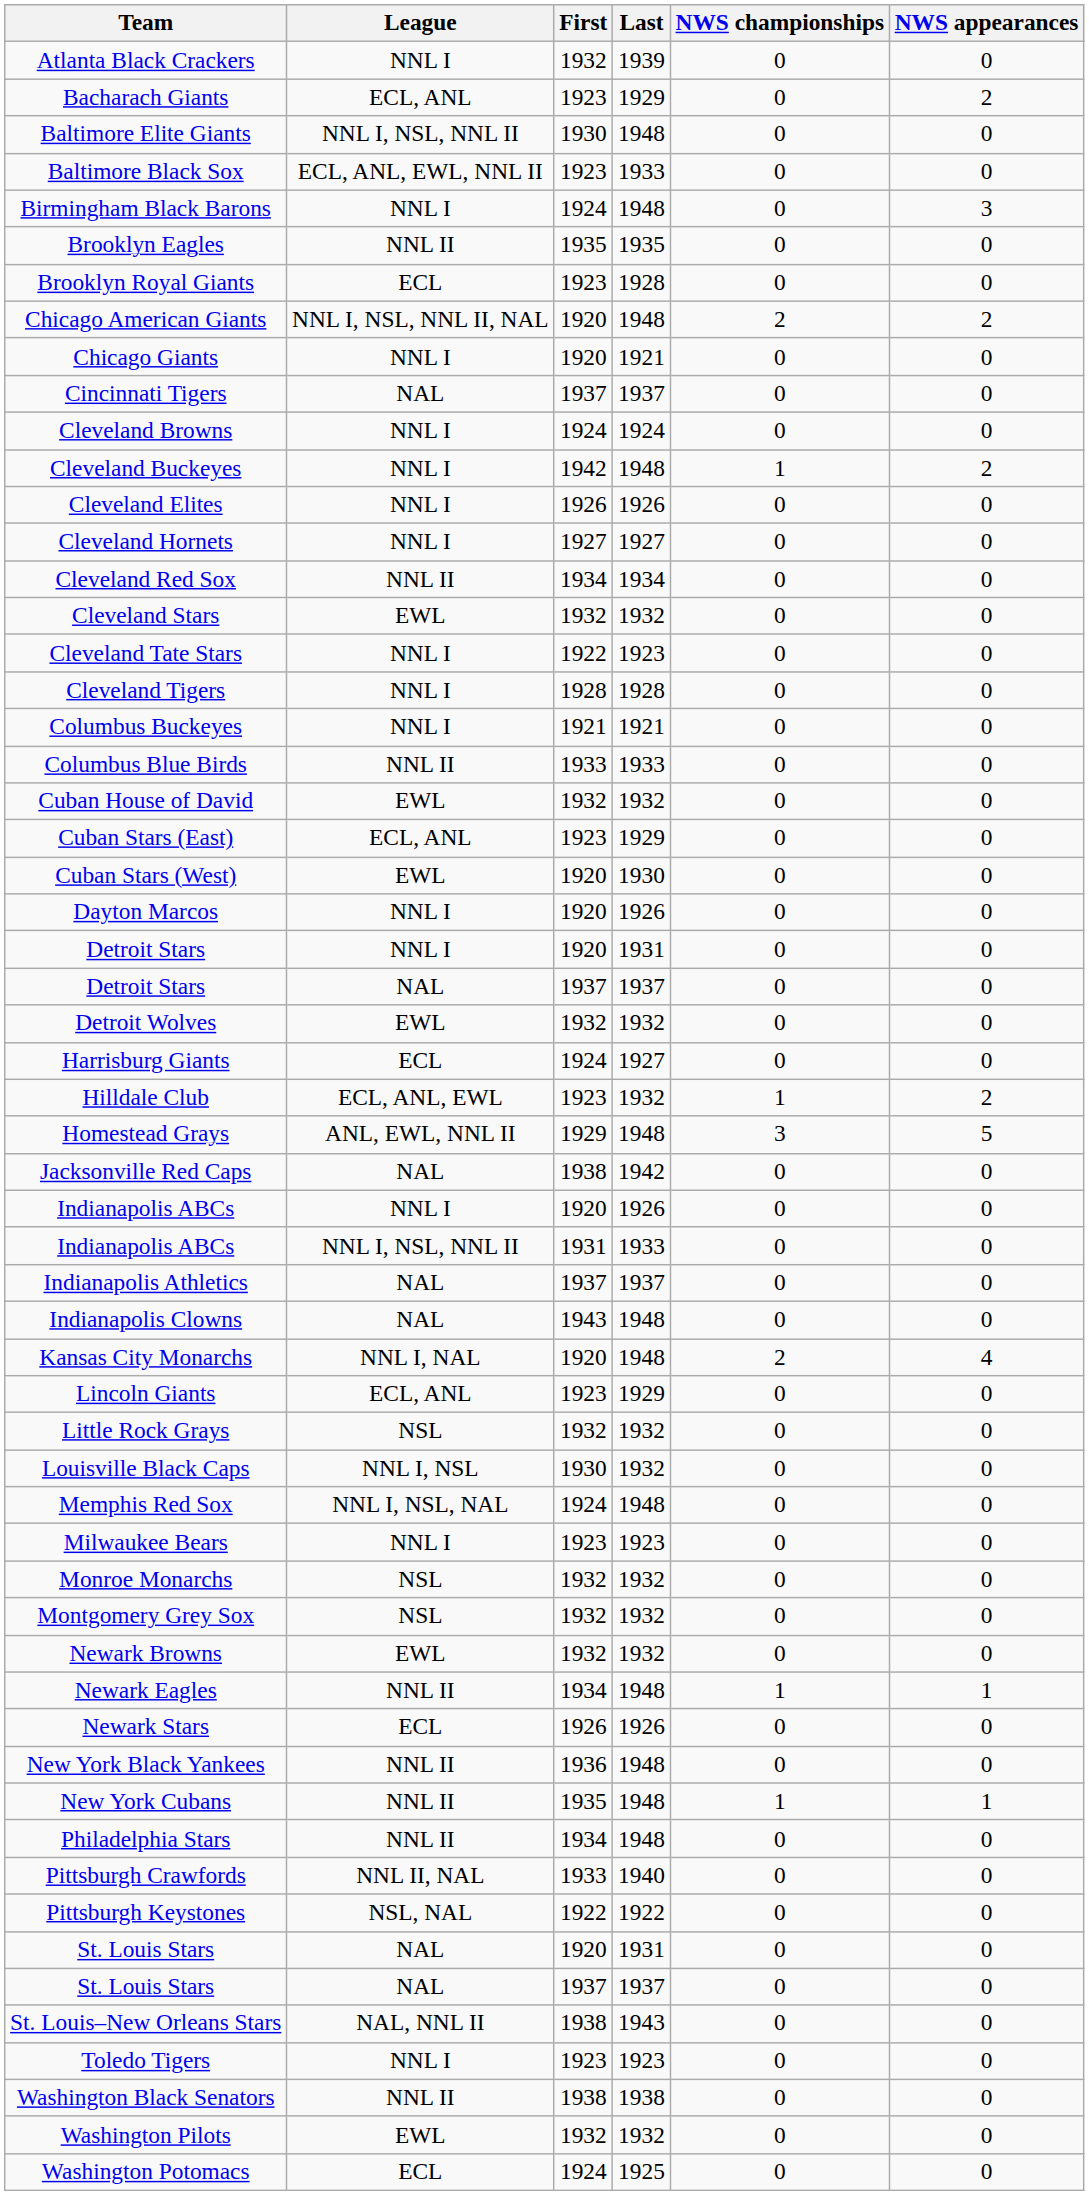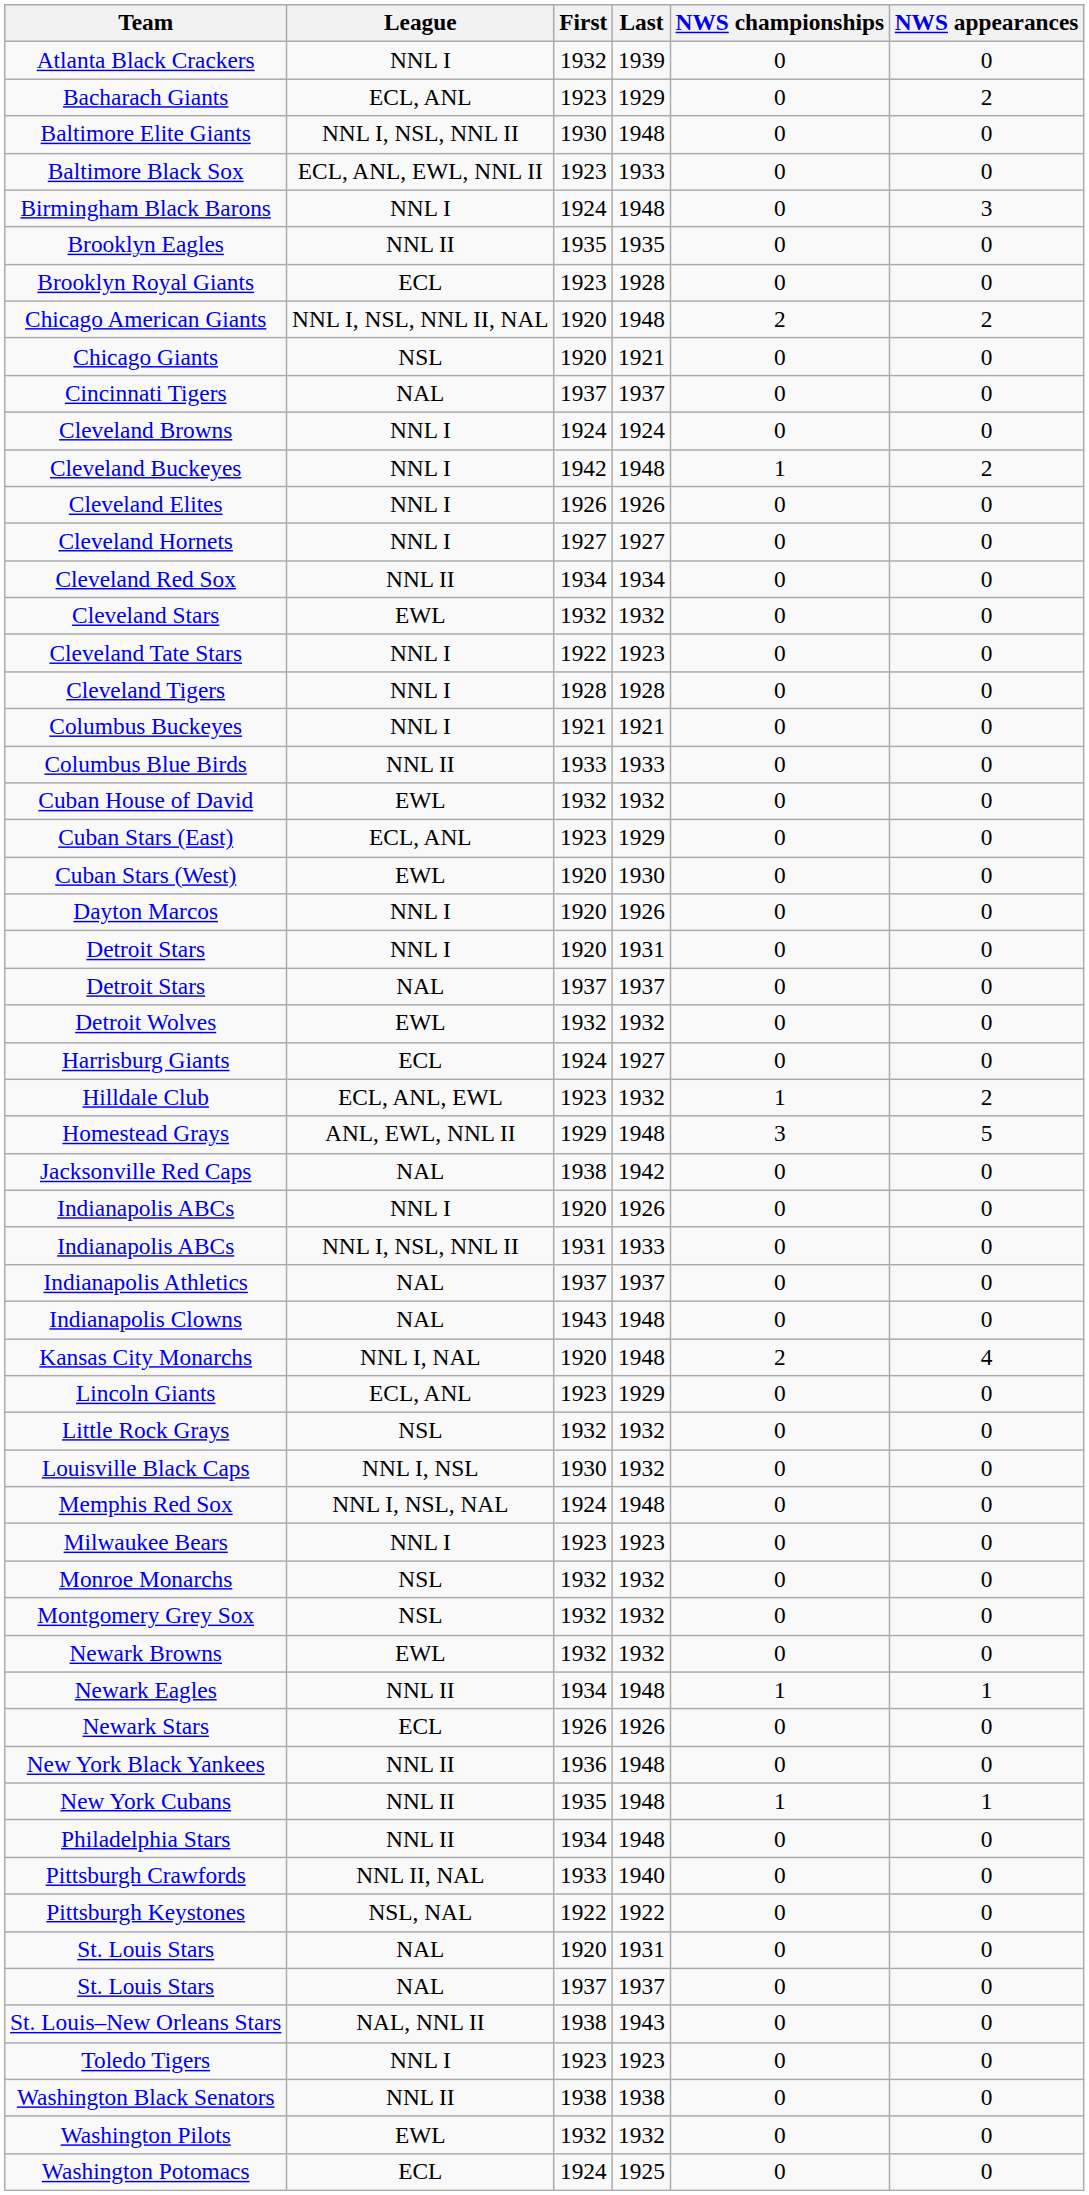(420, 356) NNL I -> (420, 356) NSL
